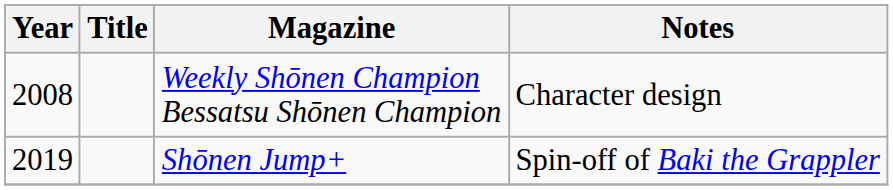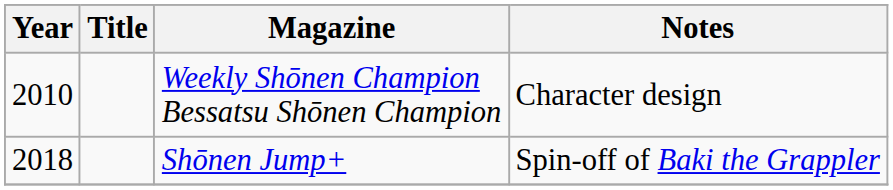(43, 94) 2008 -> (43, 94) 2010
(43, 160) 2019 -> (43, 160) 2018
